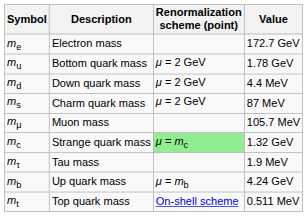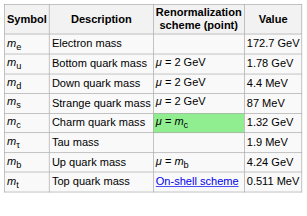(99, 103) Charm quark mass -> (101, 103) Strange quark mass
- row: (14, 123)
(101, 142) Strange quark mass -> (99, 123) Charm quark mass
